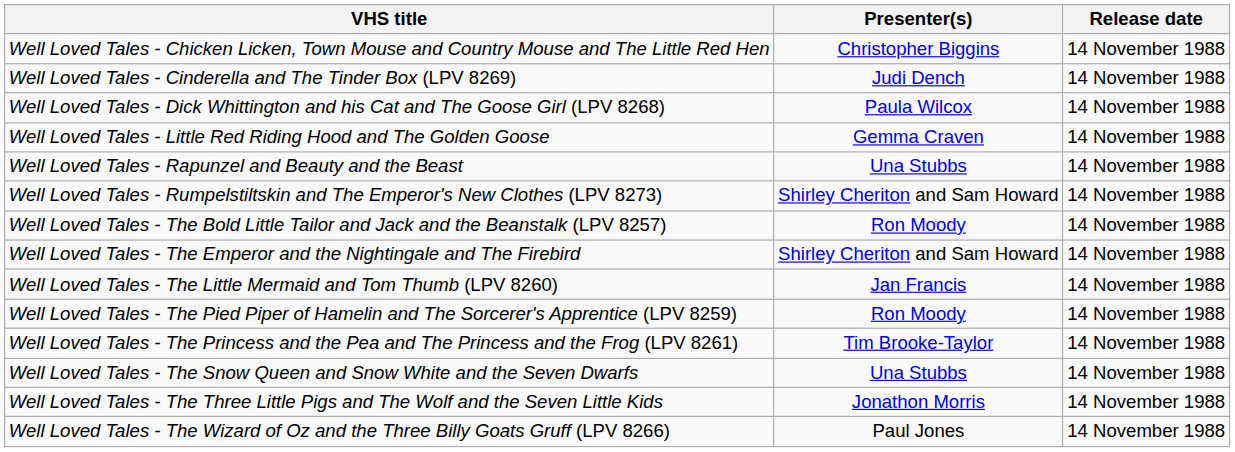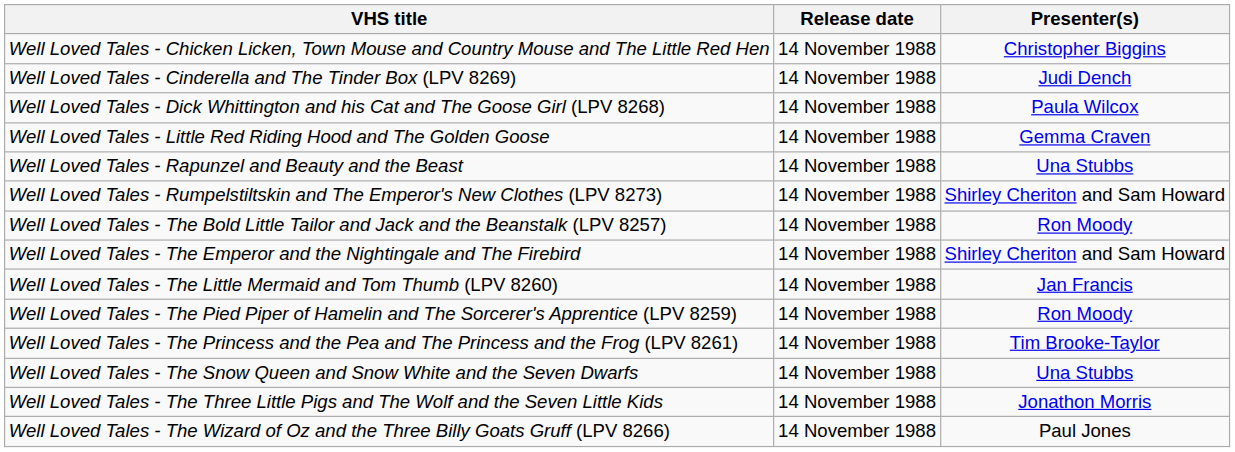columns swapped: (1146, 19) <-> (918, 19)
